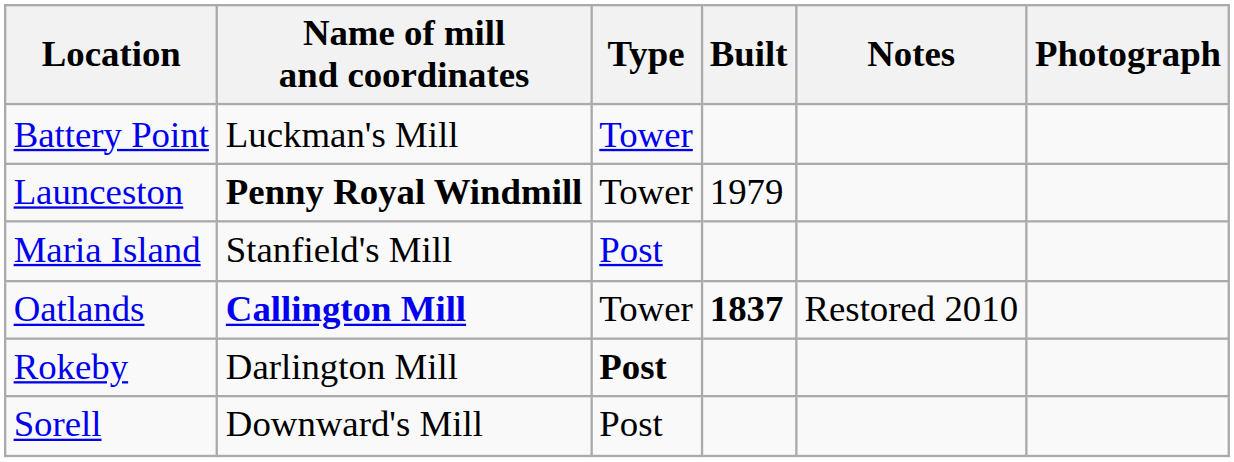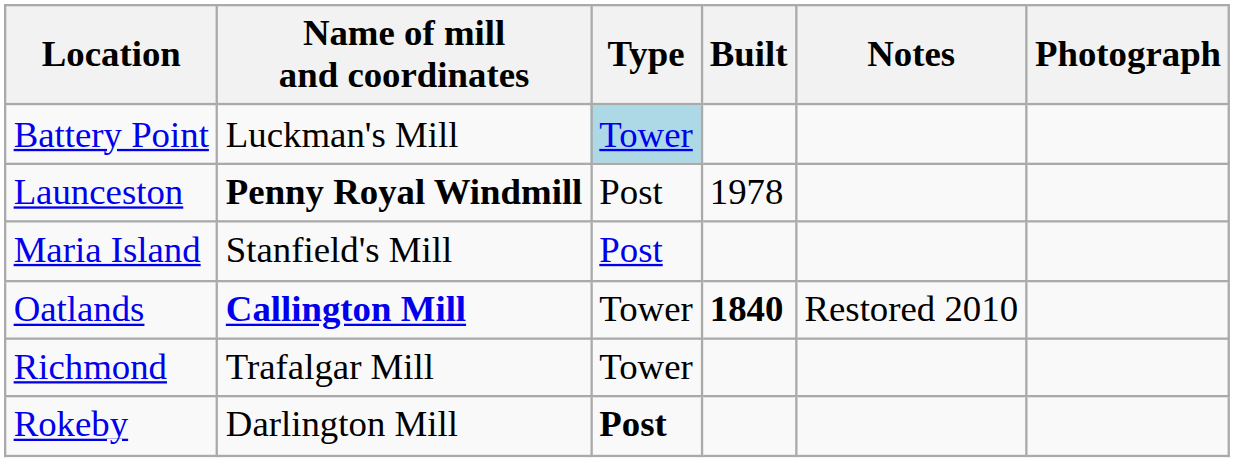(646, 133) no background -> (646, 133) lightblue background
(646, 191) Tower -> (631, 191) Post
(747, 191) 1979 -> (747, 191) 1978
(747, 308) 1837 -> (747, 308) 1840
+ row: (90, 366)
- row: (58, 425)
